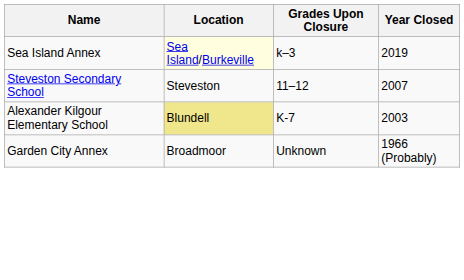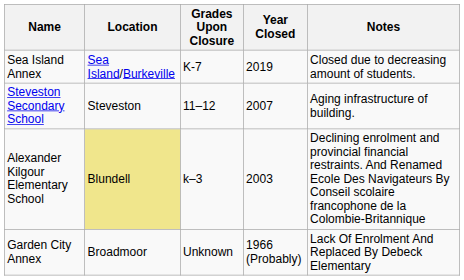+ column: (383, 27)
(210, 53) lightyellow background -> (131, 66) no background
(286, 53) k–3 -> (192, 66) K-7
(285, 118) K-7 -> (193, 179) k–3
